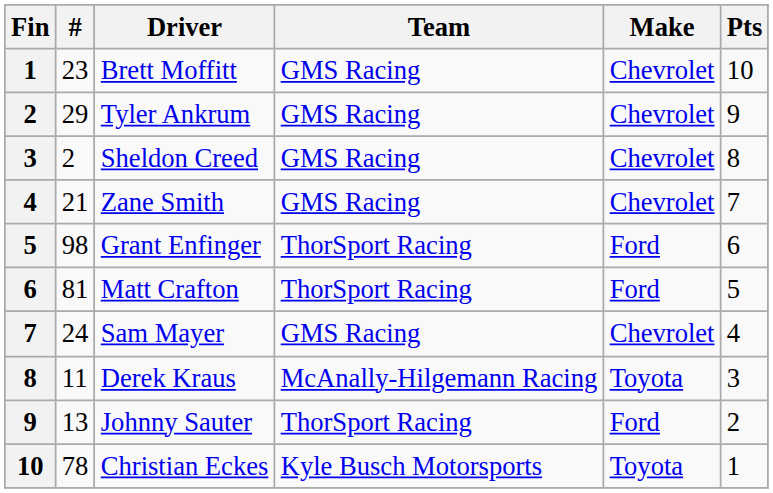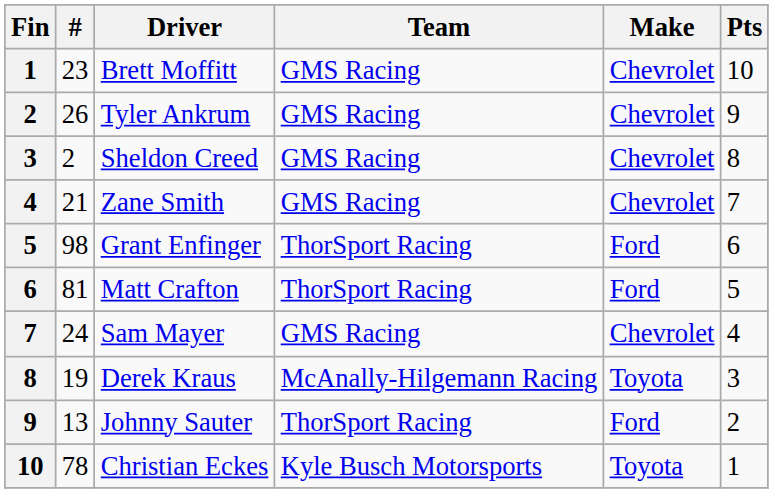(75, 114) 29 -> (75, 114) 26
(75, 377) 11 -> (75, 377) 19
